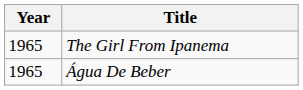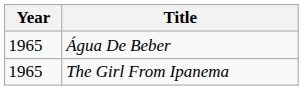rows swapped: (148, 44) <-> (118, 71)
